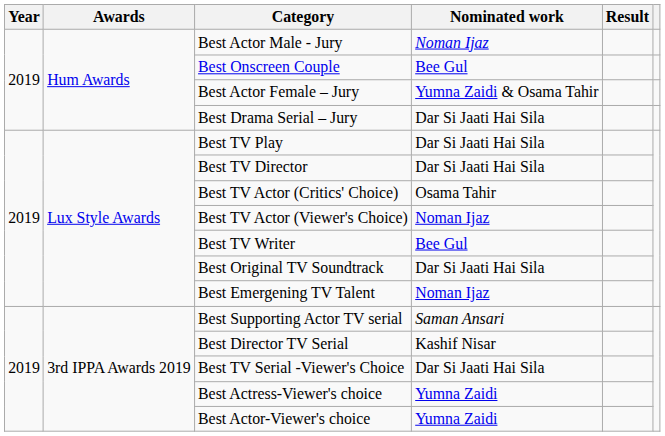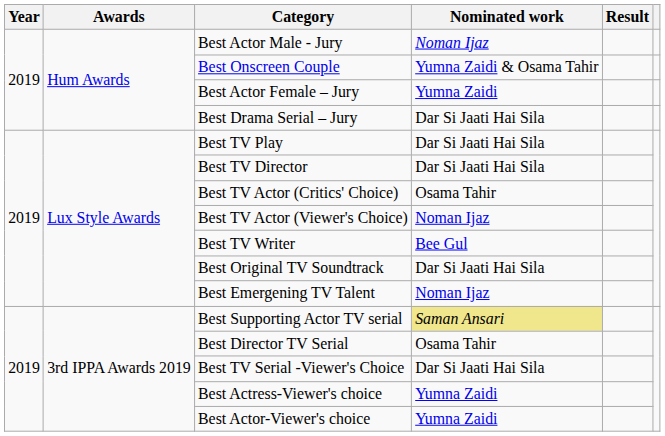(441, 67) Bee Gul -> (507, 67) Yumna Zaidi & Osama Tahir
(507, 92) Yumna Zaidi & Osama Tahir -> (456, 92) Yumna Zaidi
(460, 318) no background -> (460, 318) khaki background
(455, 343) Kashif Nisar -> (456, 343) Osama Tahir
